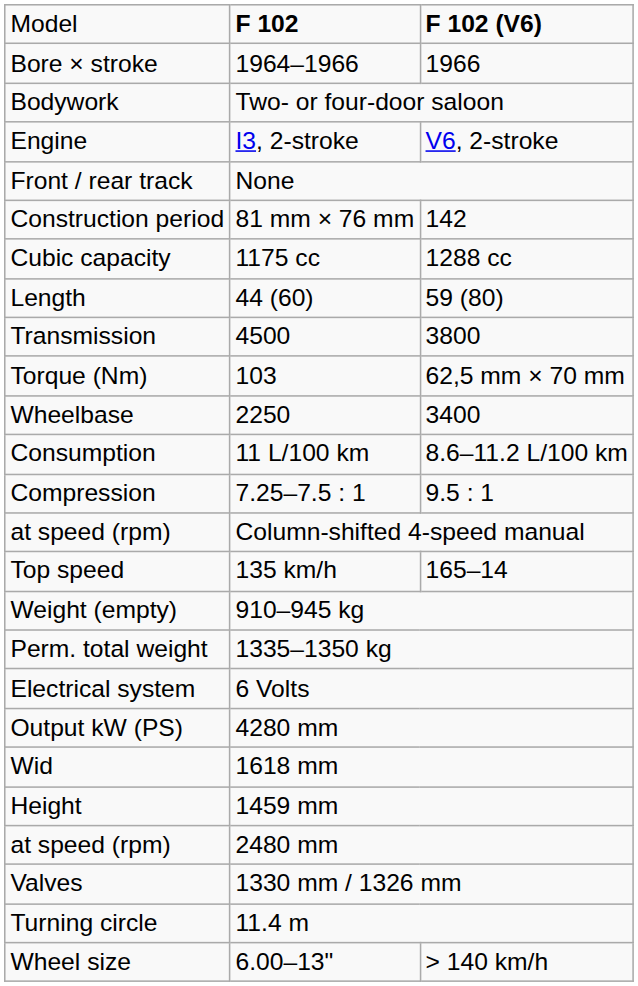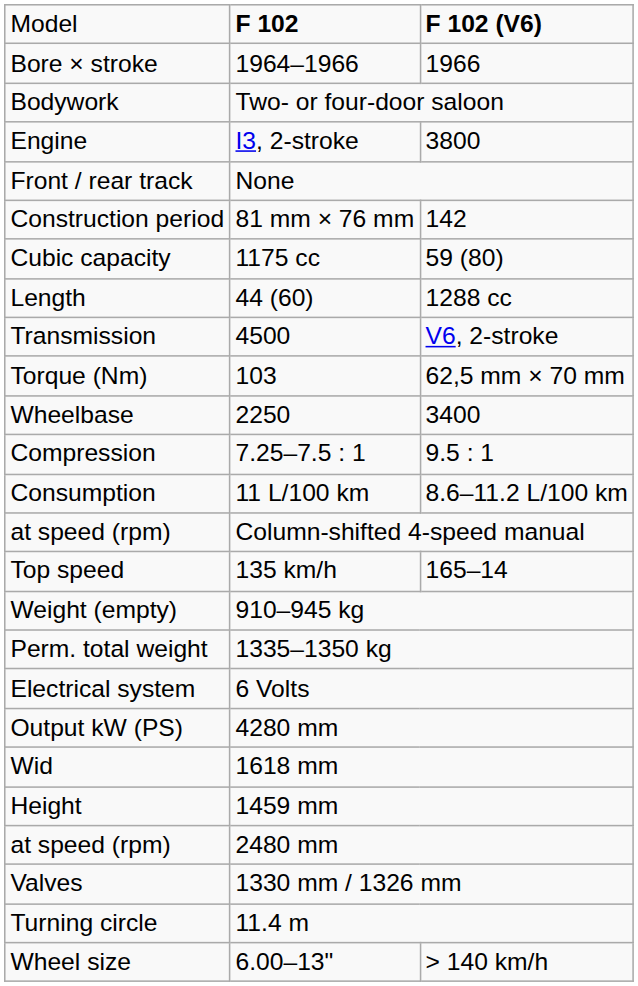(492, 141) V6, 2-stroke -> (453, 141) 3800
(469, 258) 1288 cc -> (465, 258) 59 (80)
(465, 297) 59 (80) -> (469, 297) 1288 cc
(453, 336) 3800 -> (492, 336) V6, 2-stroke
rows swapped: (301, 492) <-> (302, 453)
